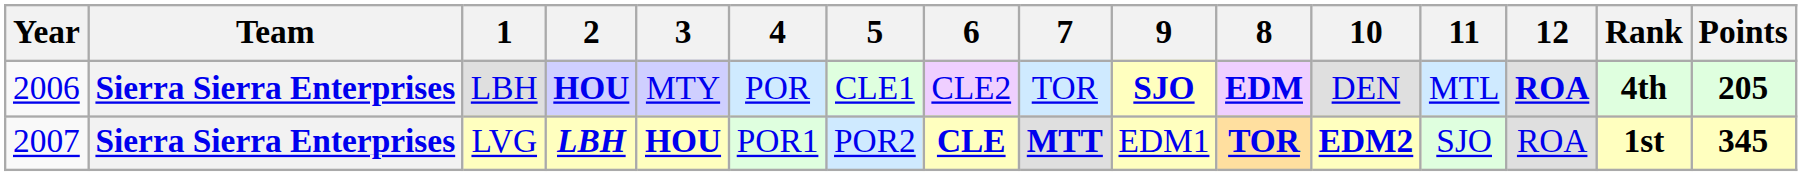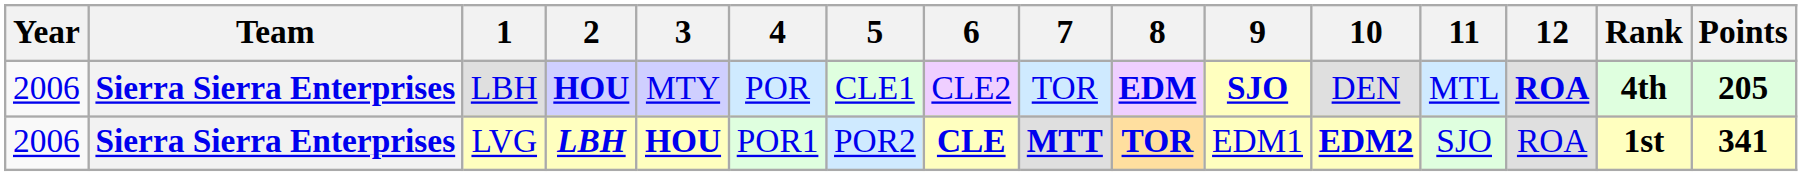columns swapped: (1264, 32) <-> (1164, 32)
(46, 142) 2007 -> (46, 142) 2006
(1743, 142) 345 -> (1743, 142) 341
